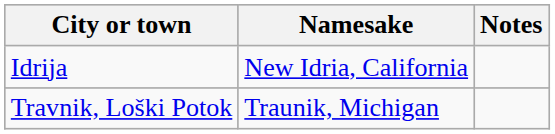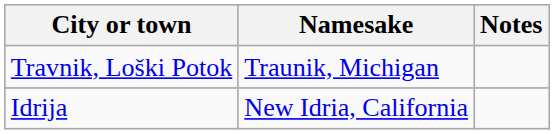rows swapped: (39, 66) <-> (122, 107)
